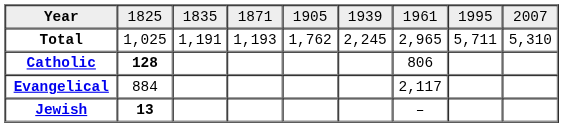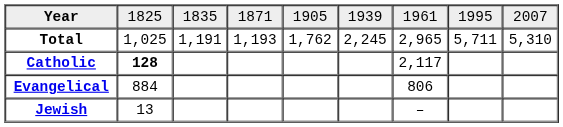(420, 63) 806 -> (420, 63) 2,117
(420, 87) 2,117 -> (420, 87) 806
(145, 110) bold -> (145, 110) normal
